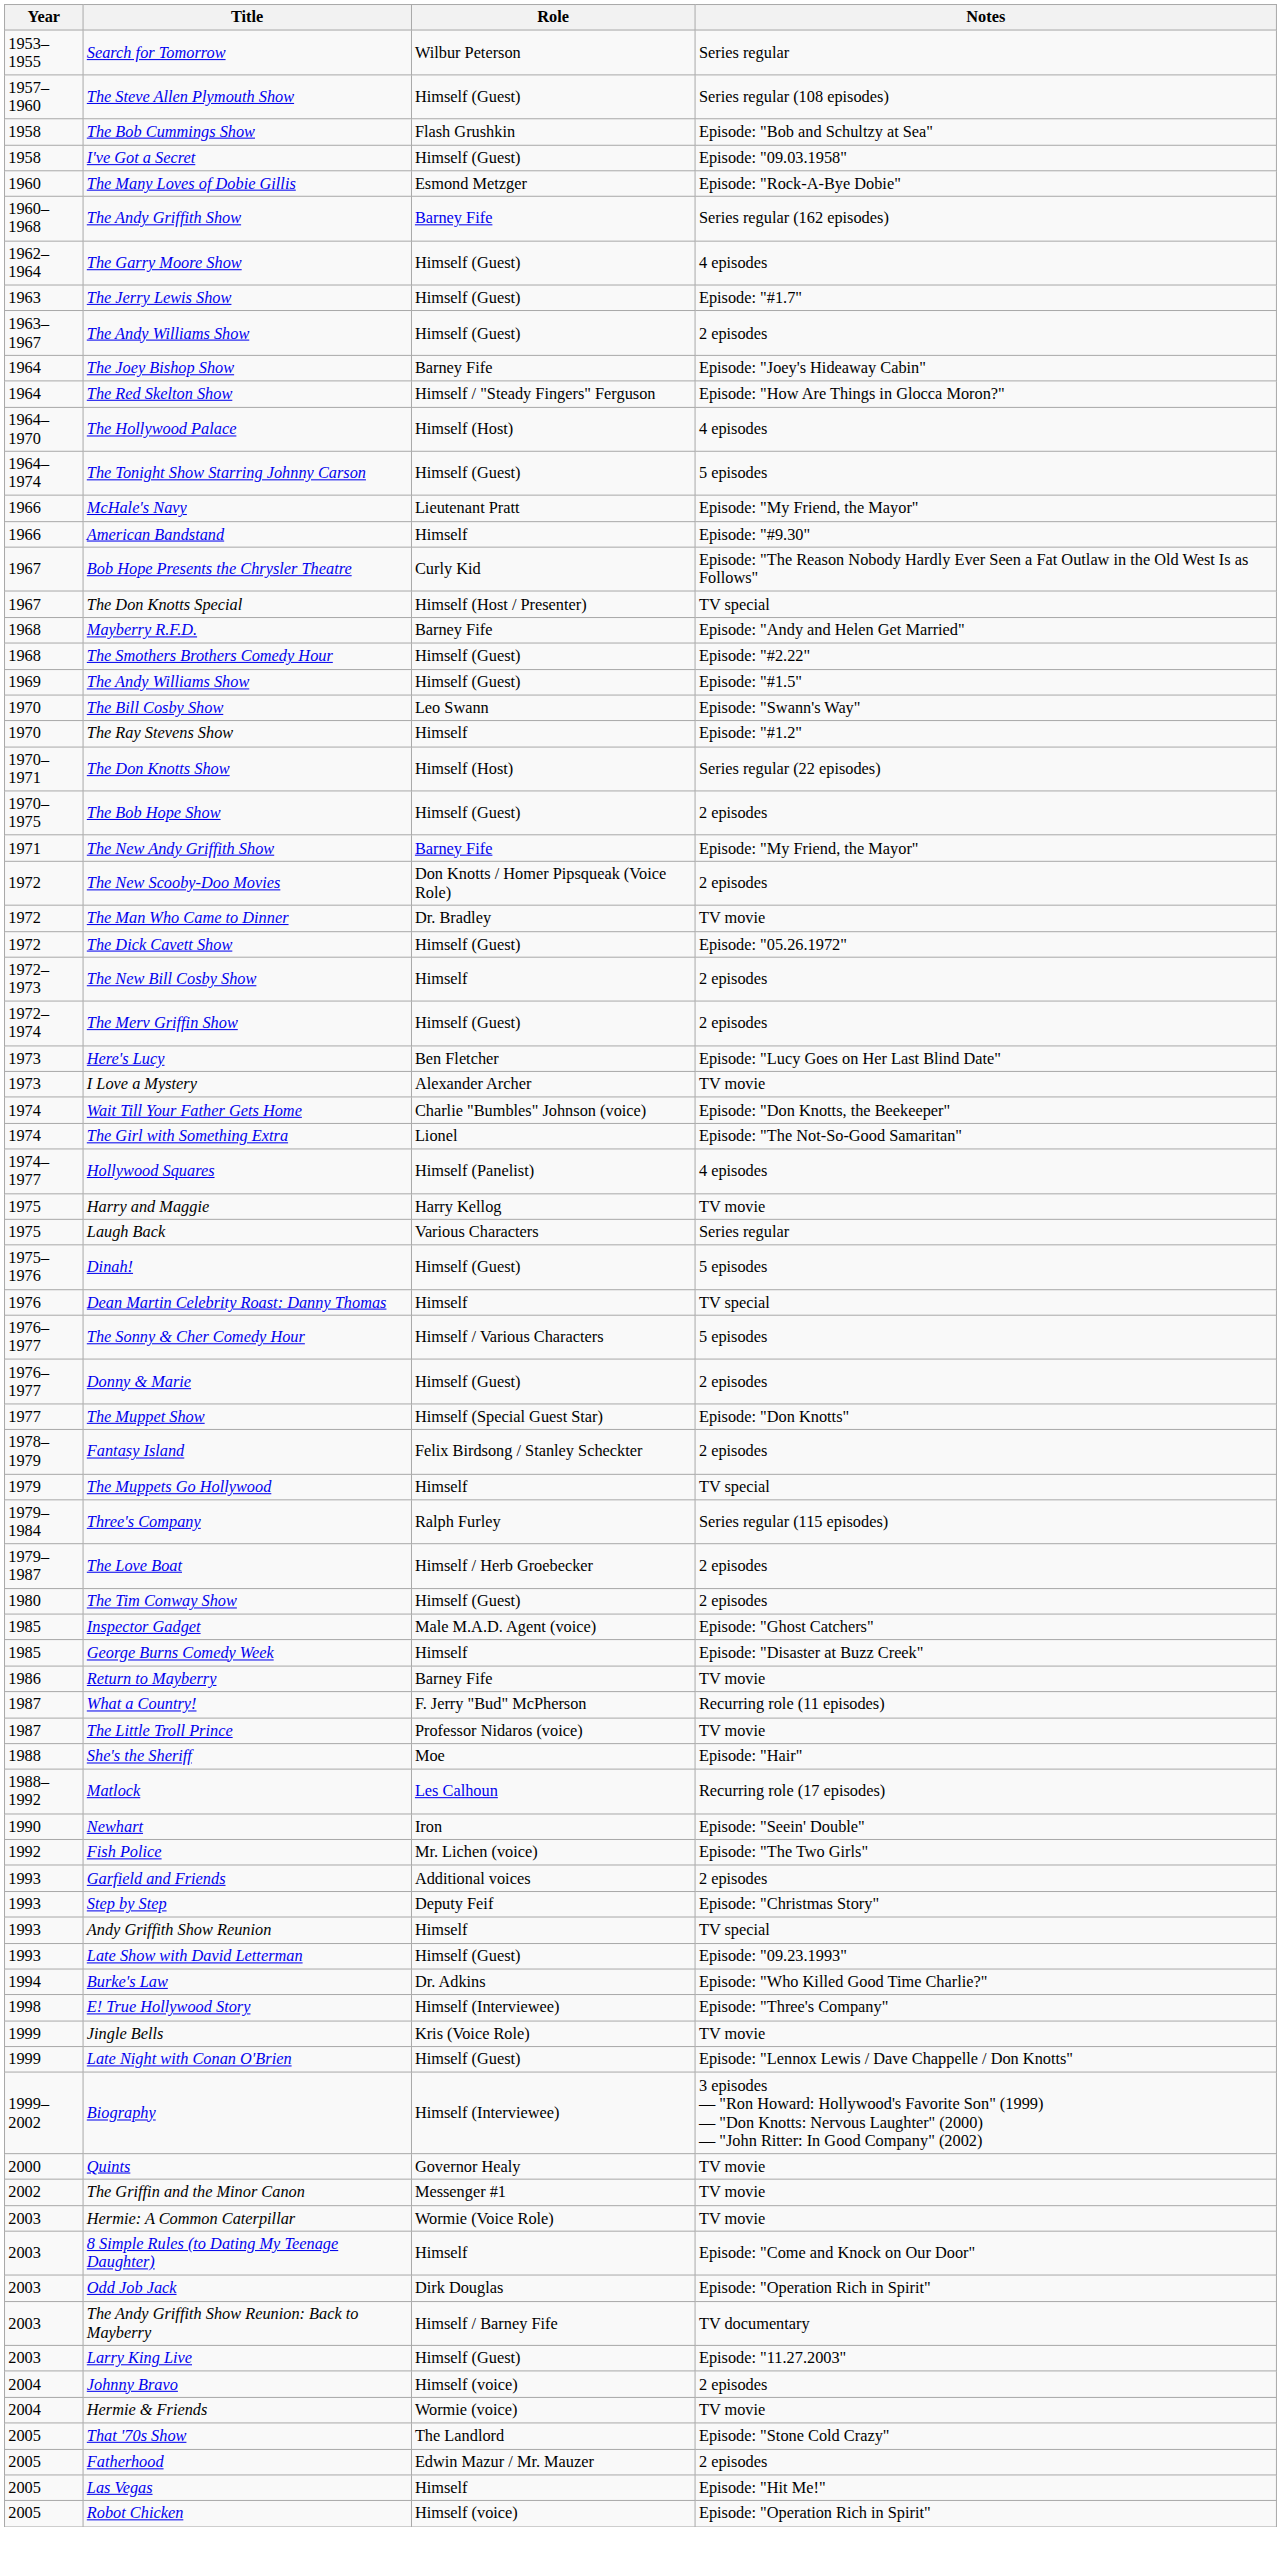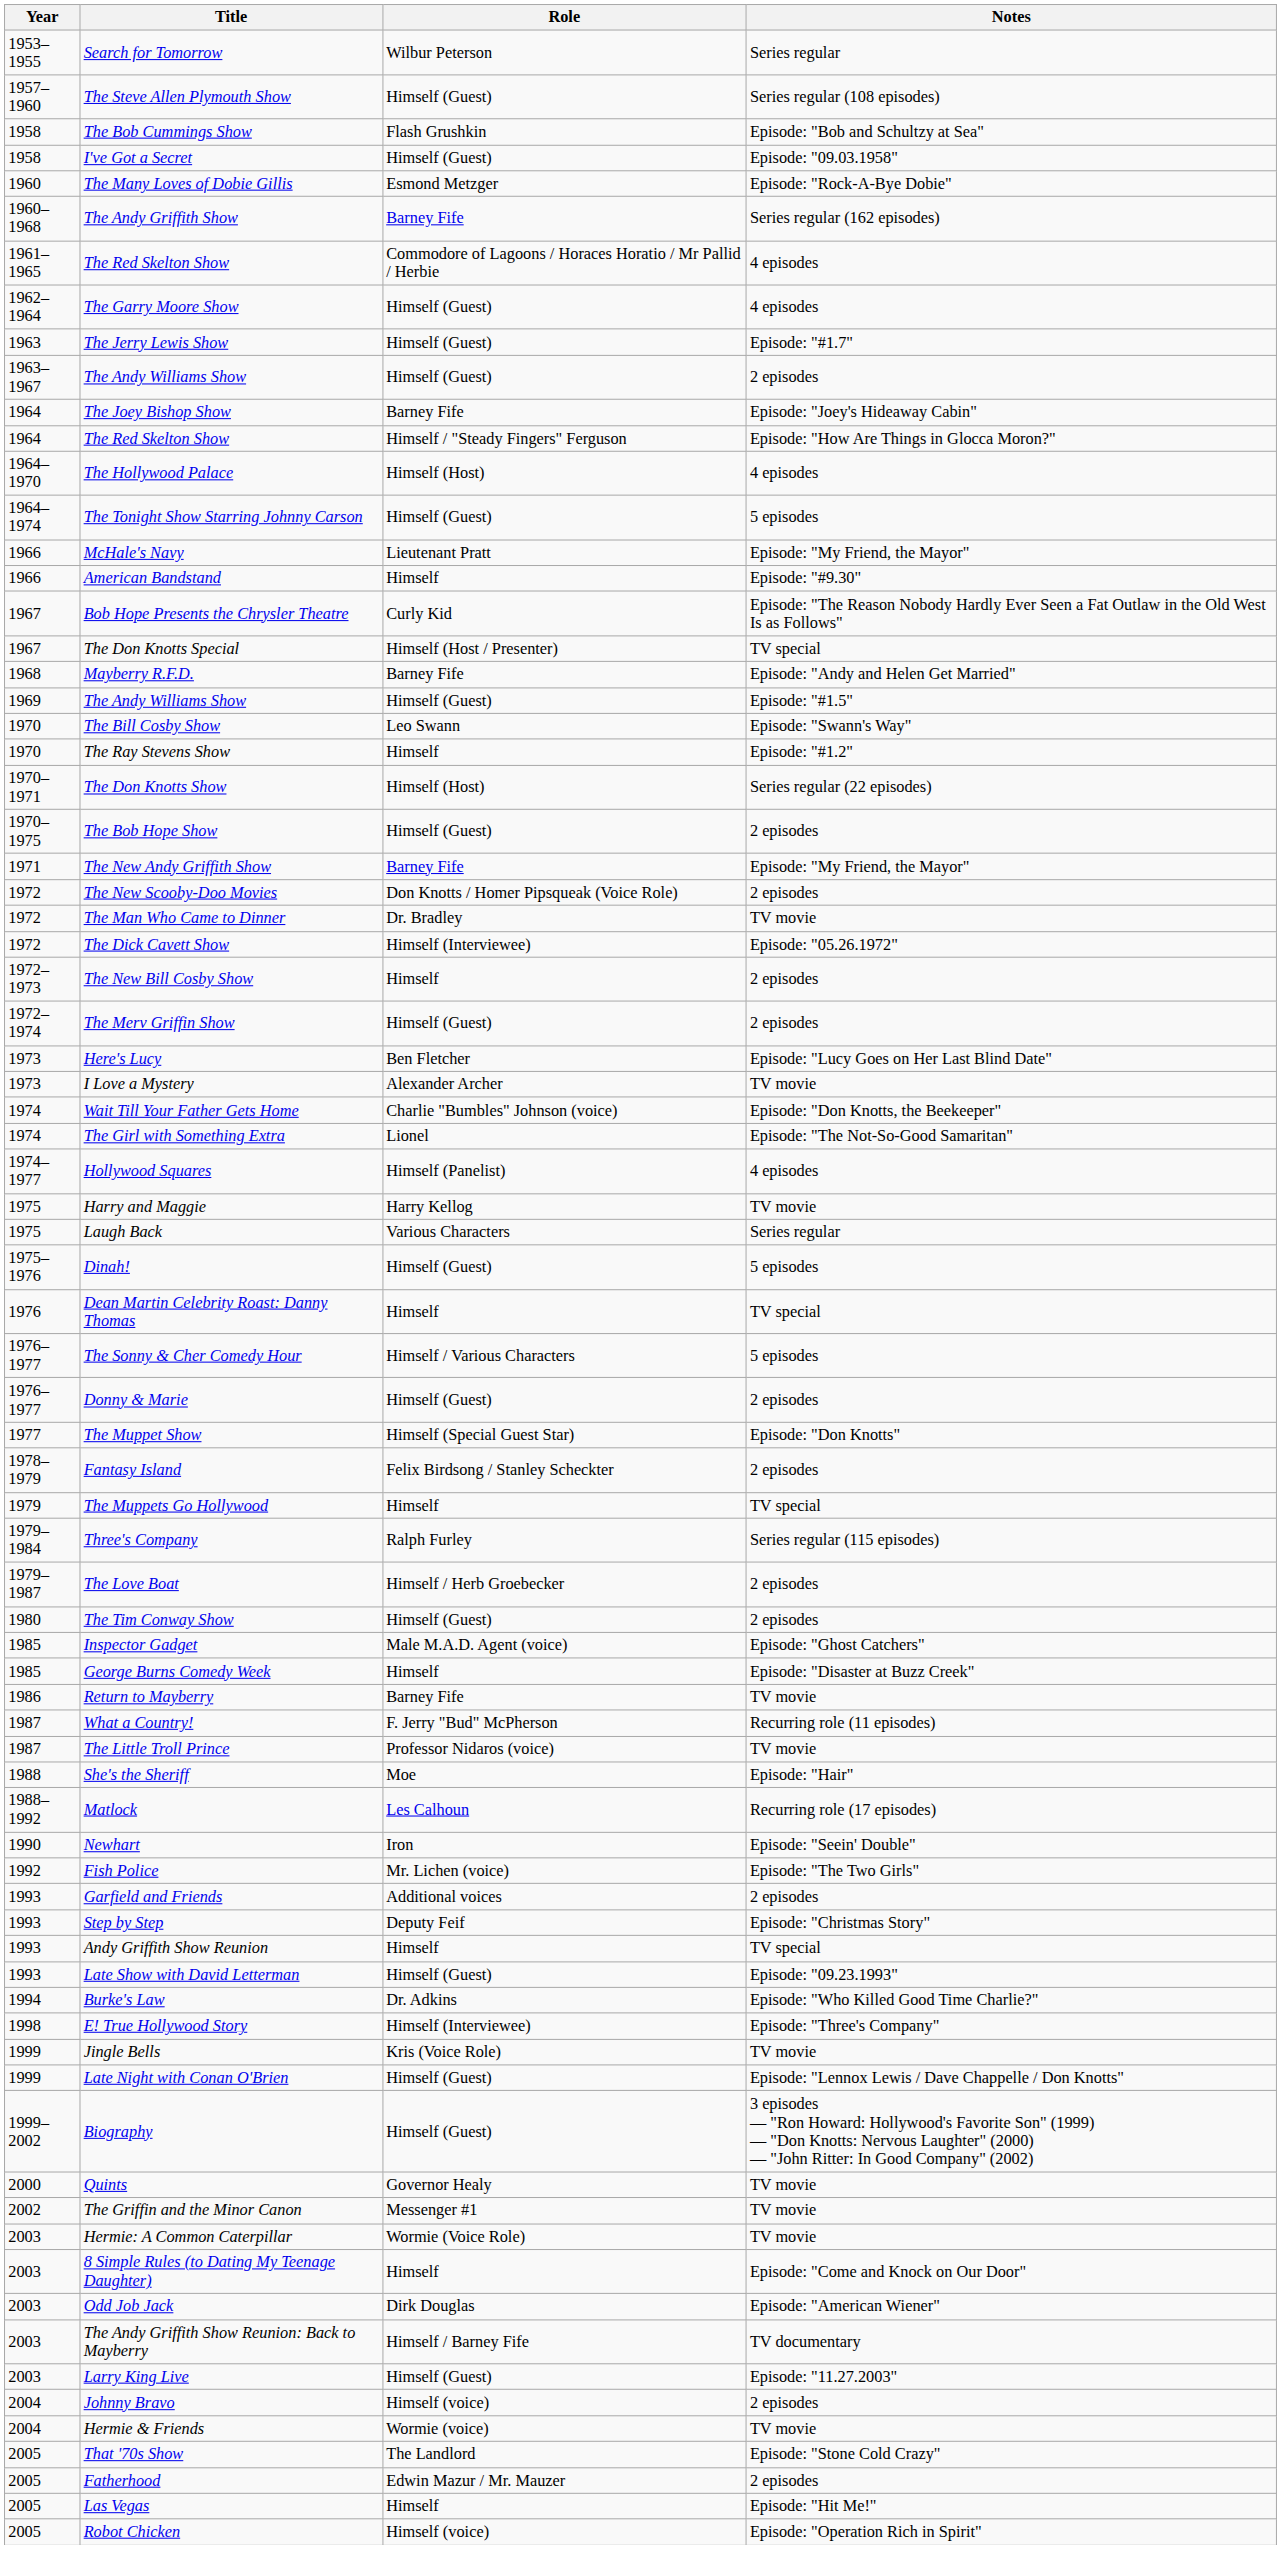+ row: (29, 262)
- row: (25, 656)
(468, 944) Himself (Guest) -> (458, 944) Himself (Interviewee)
(487, 2112) Himself (Interviewee) -> (439, 2131) Himself (Guest)
(815, 2288) Episode: "Operation Rich in Spirit" -> (845, 2306) Episode: "American Wiener"
